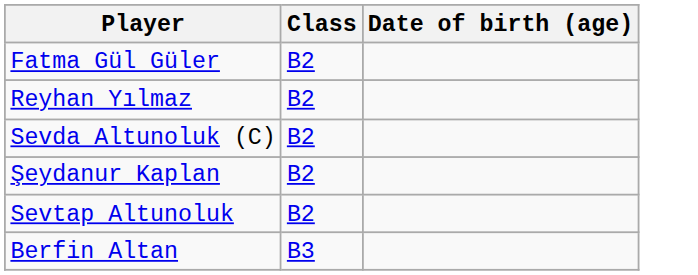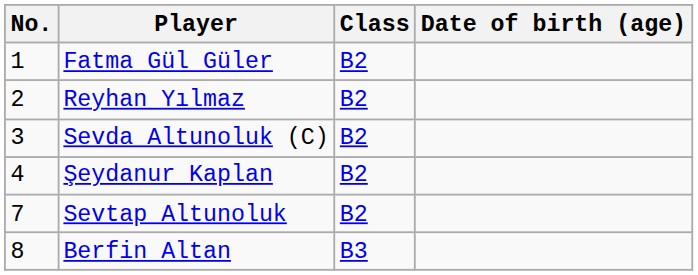+ column: (31, 24)
